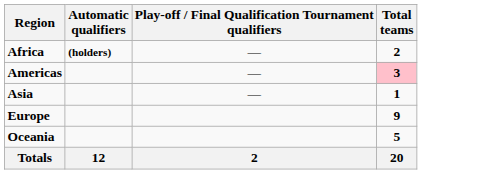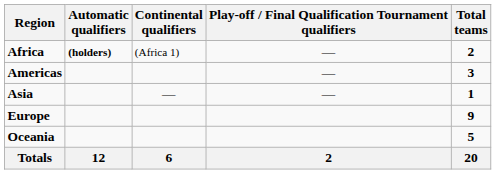+ column: (169, 22)
(397, 72) pink background -> (471, 72) no background
